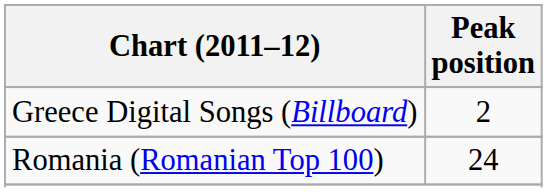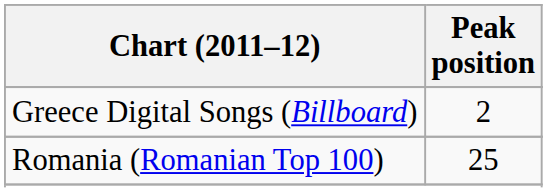(483, 160) 24 -> (483, 160) 25
